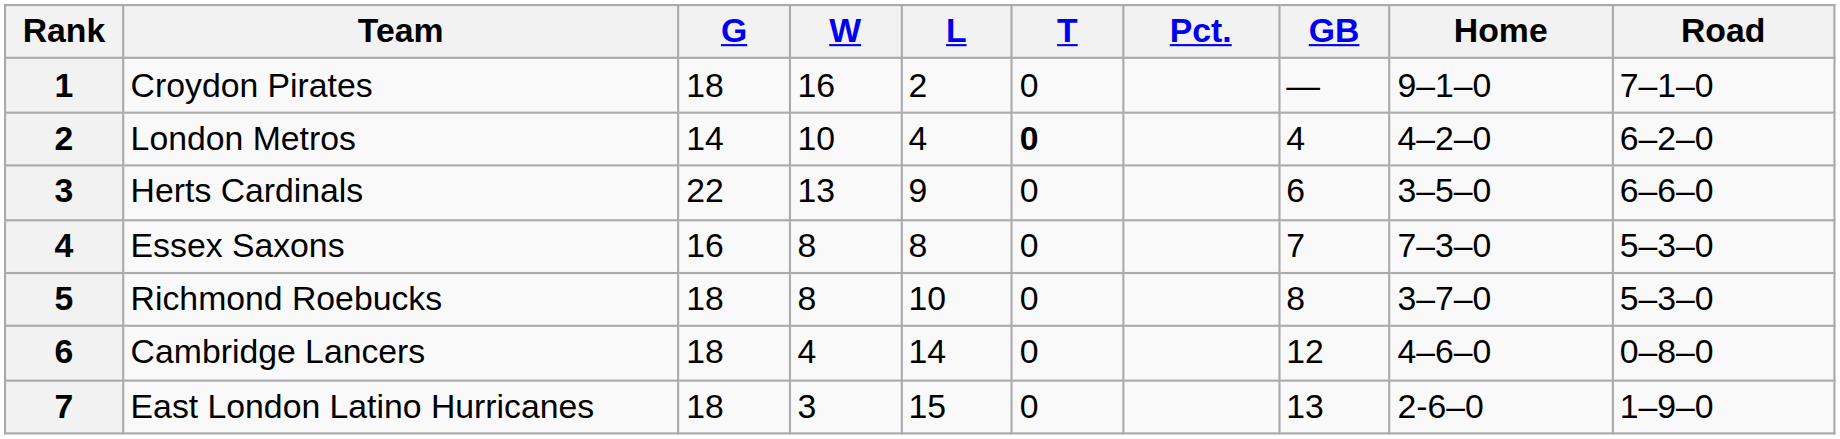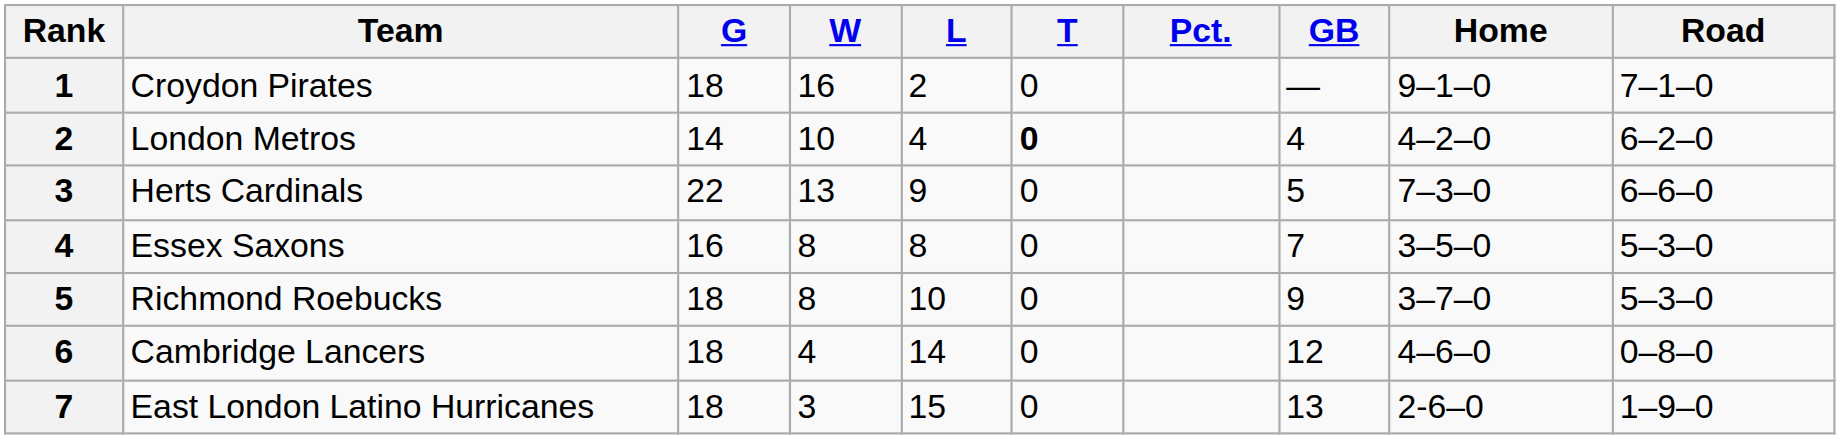(1296, 191) 6 -> (1296, 191) 5
(1444, 191) 3–5–0 -> (1444, 191) 7–3–0
(1444, 245) 7–3–0 -> (1444, 245) 3–5–0
(1296, 298) 8 -> (1296, 298) 9
